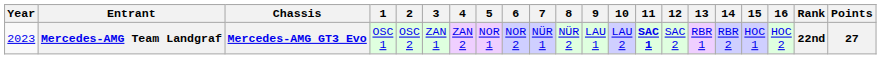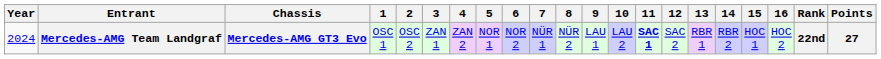(21, 38) 2023 -> (21, 38) 2024
